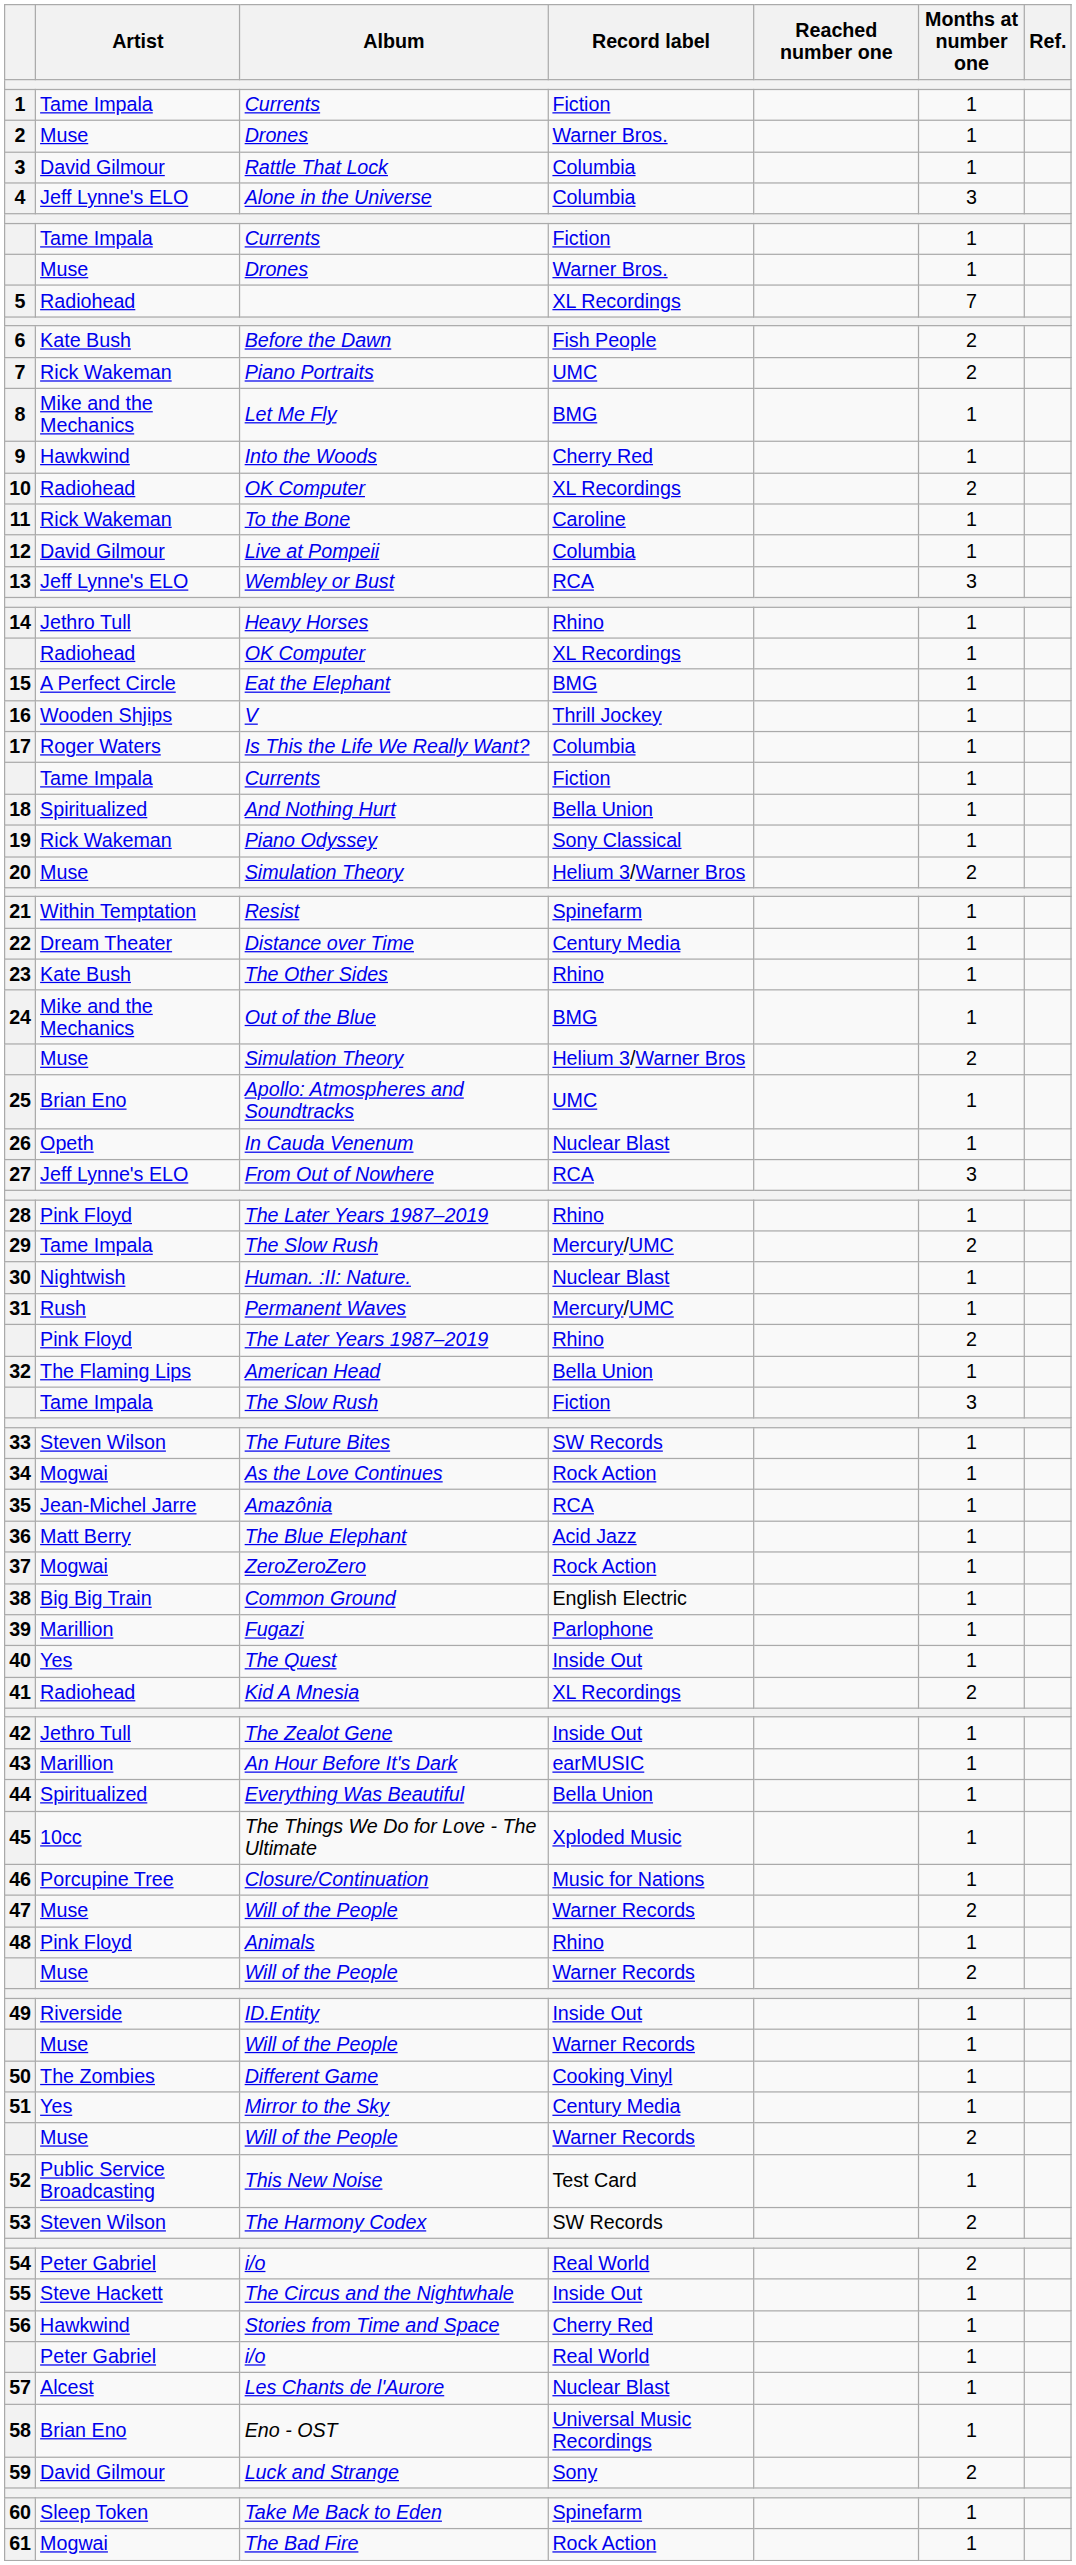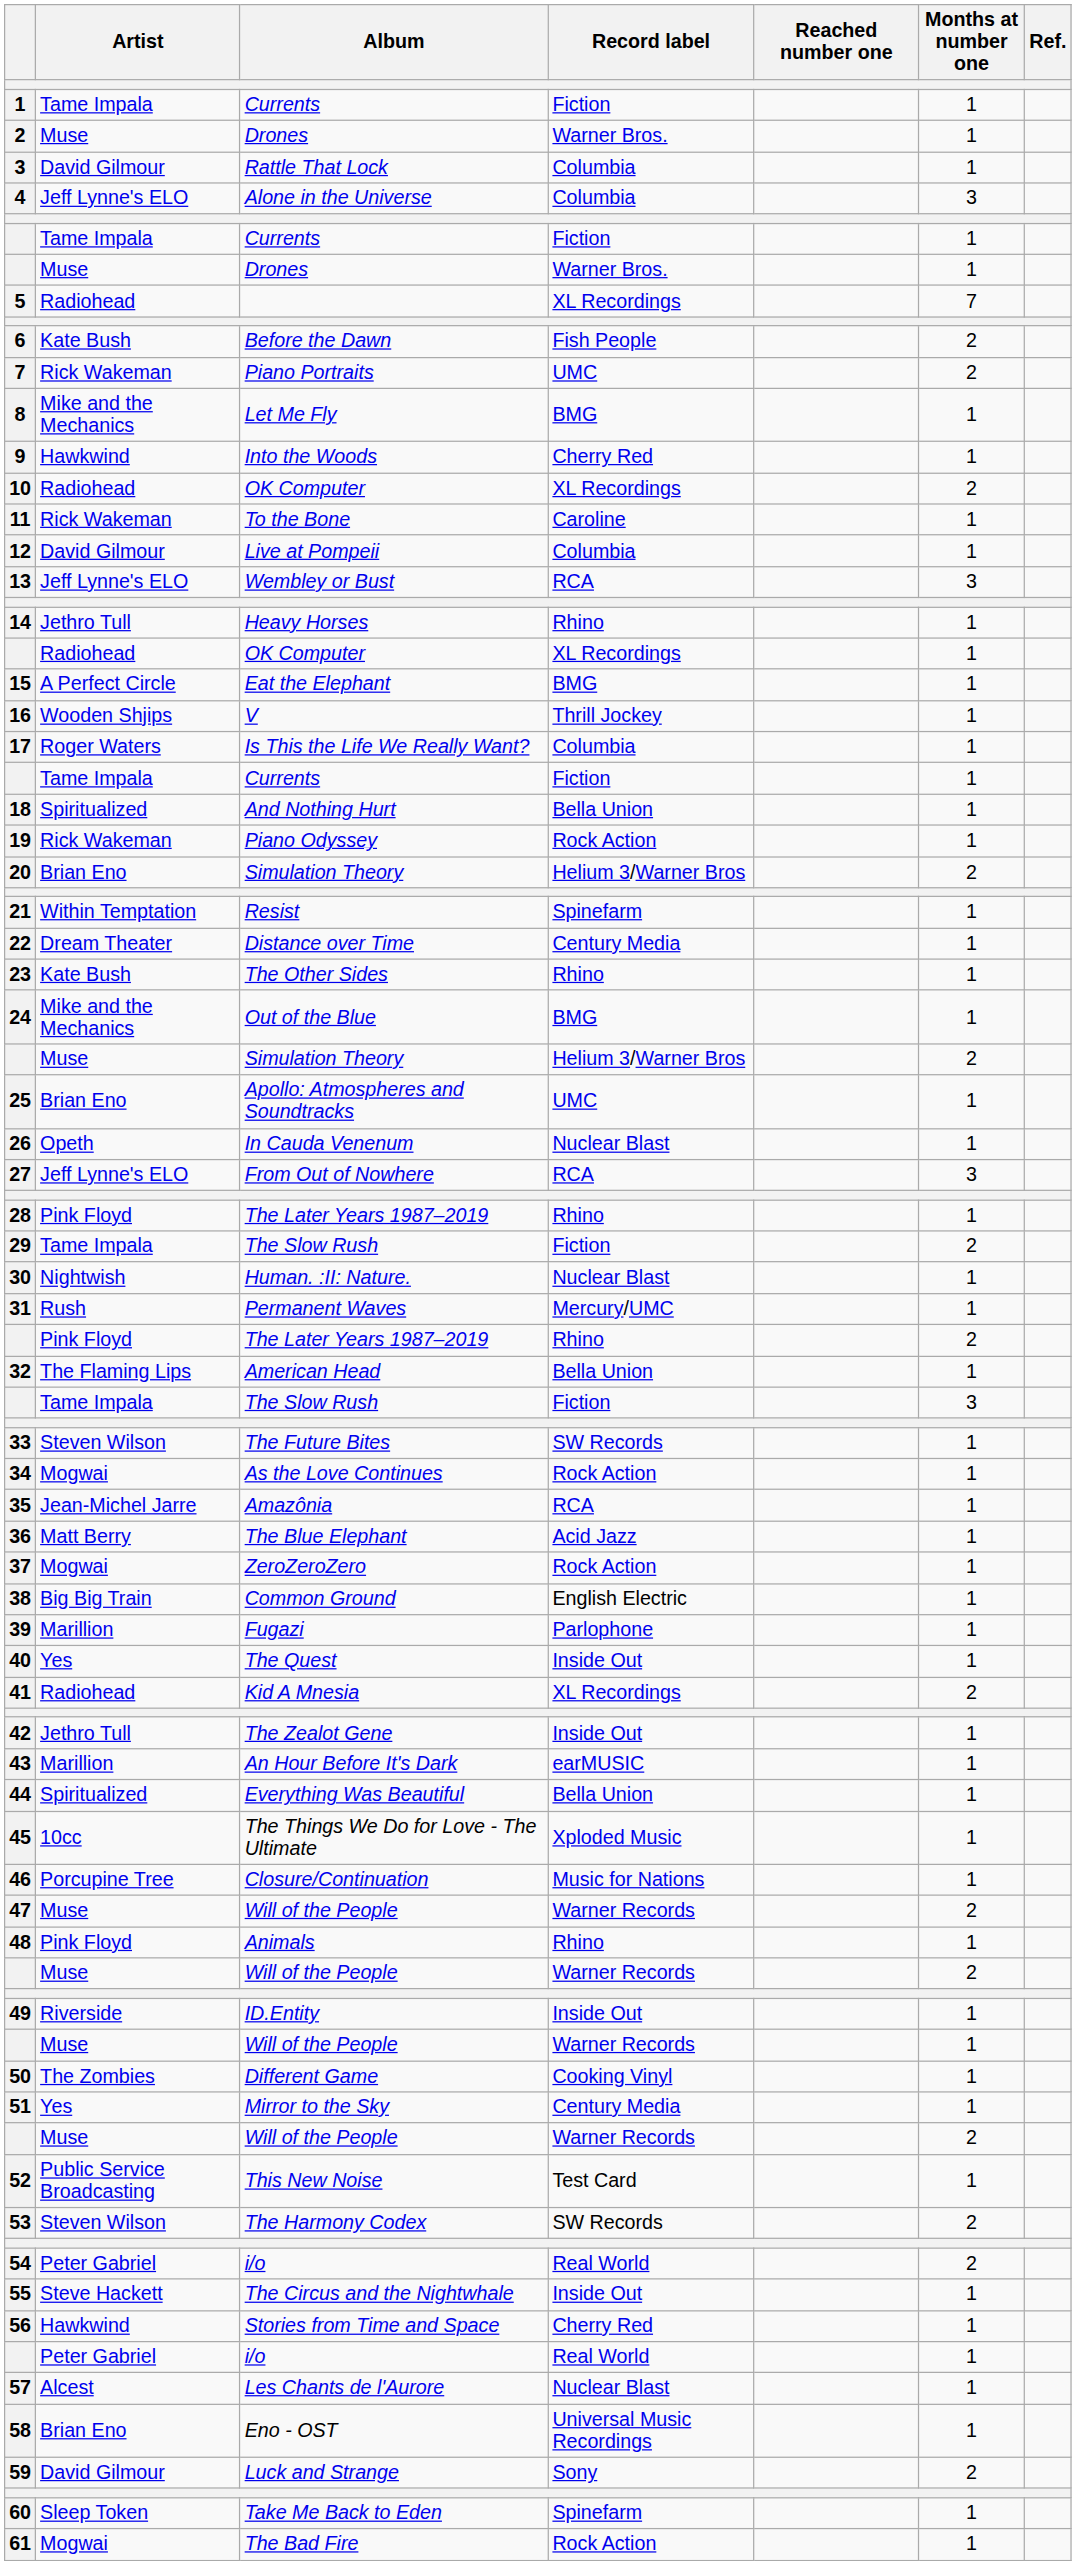(617, 840) Sony Classical -> (604, 840) Rock Action
(64, 871) Muse -> (83, 871) Brian Eno
(613, 1246) Mercury/UMC -> (581, 1246) Fiction
